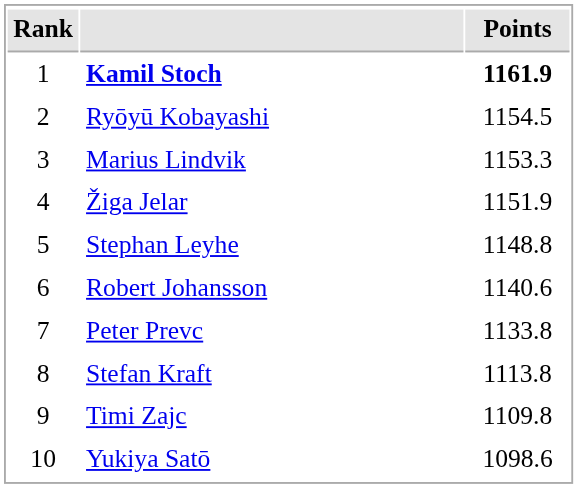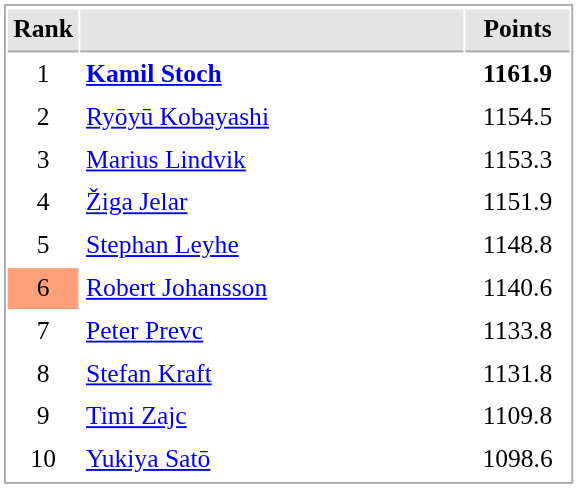(43, 288) no background -> (43, 288) lightsalmon background
(518, 373) 1113.8 -> (518, 373) 1131.8
